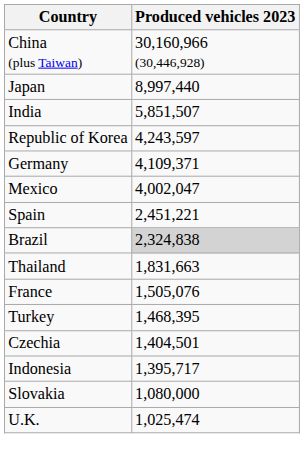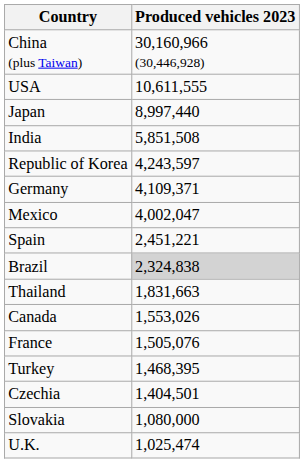+ row: (24, 86)
(167, 112) 5,851,507 -> (167, 138) 5,851,508
+ row: (32, 317)
- row: (40, 368)
